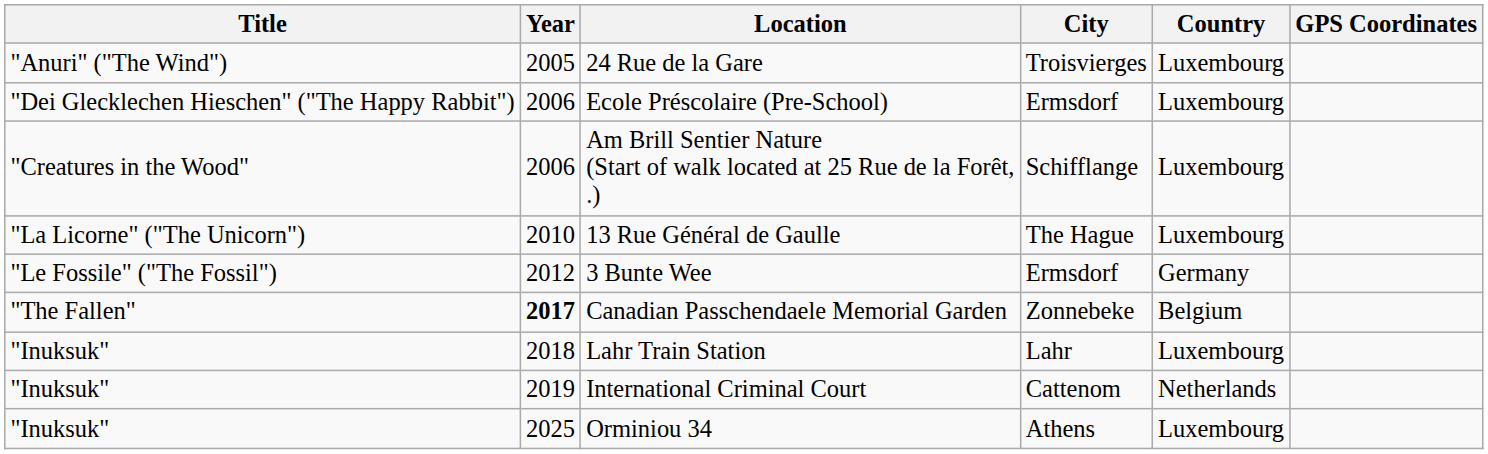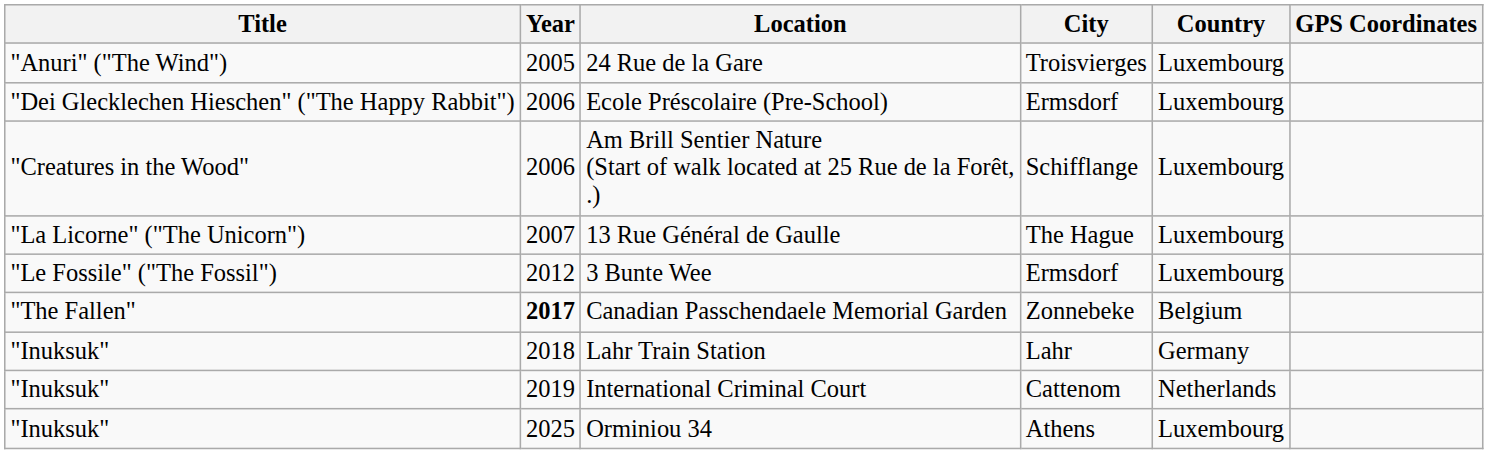(550, 234) 2010 -> (550, 234) 2007
(1204, 273) Germany -> (1221, 273) Luxembourg
(1221, 350) Luxembourg -> (1204, 350) Germany
